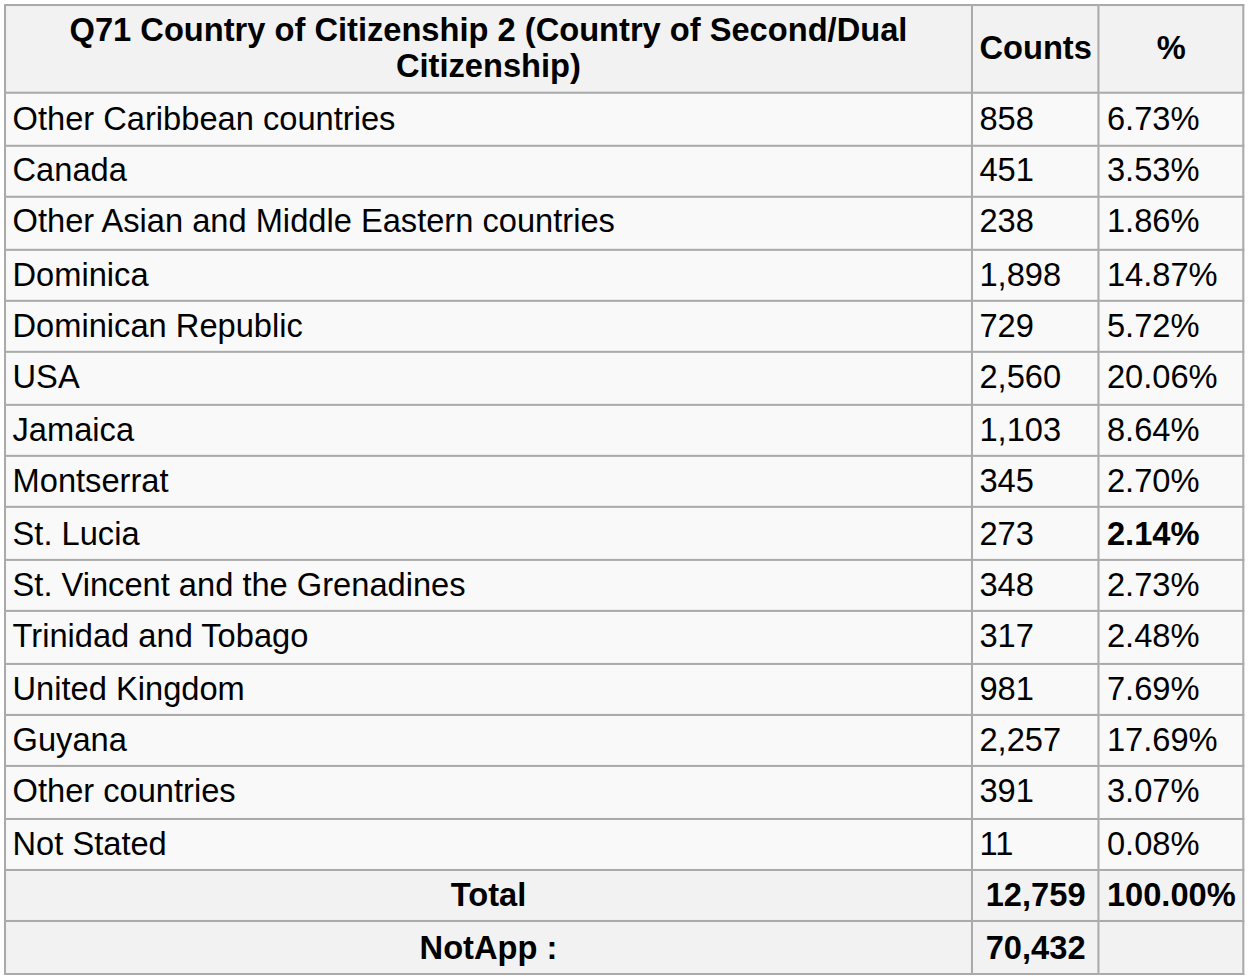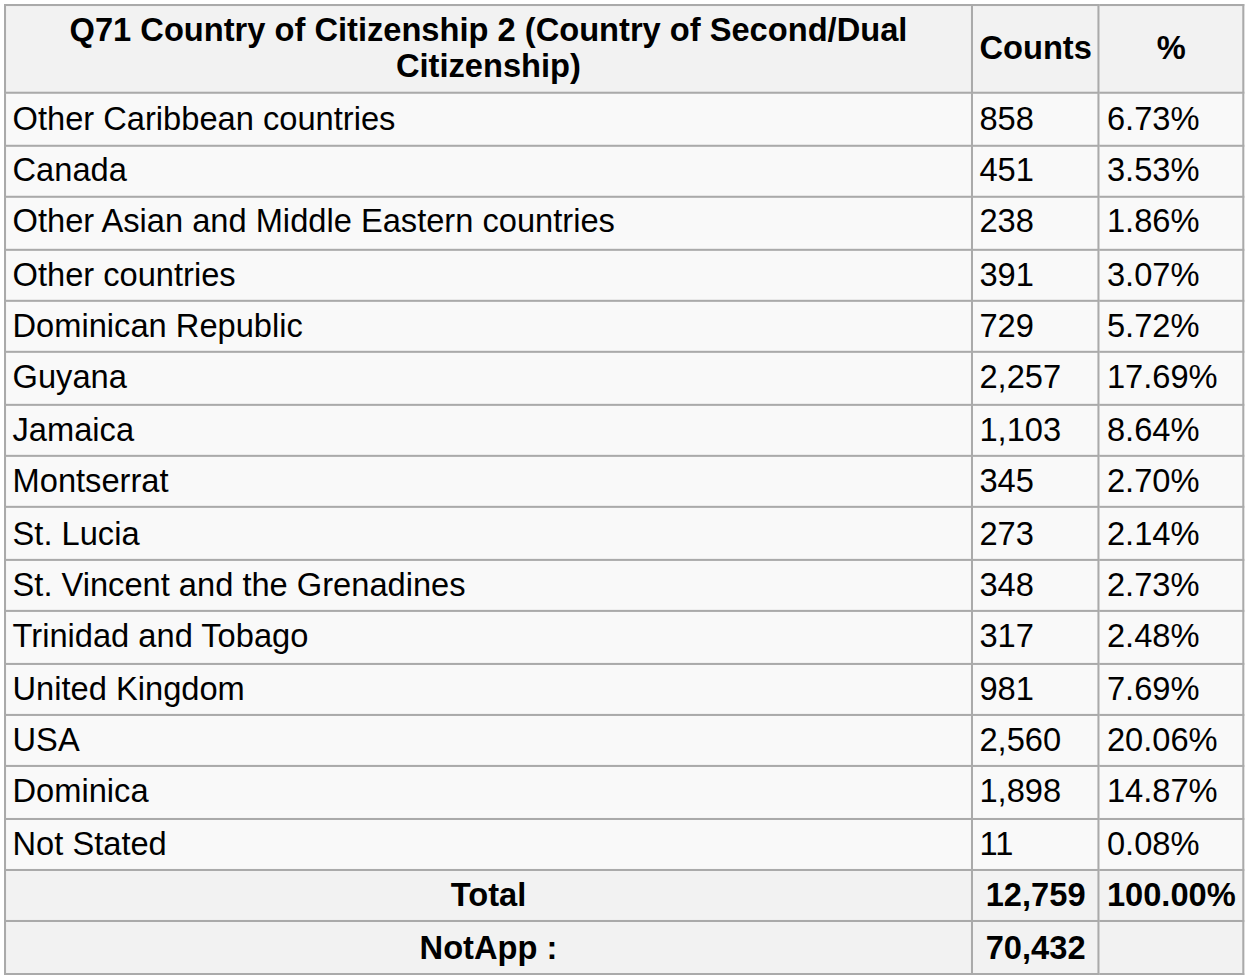rows swapped: (81, 274) <-> (124, 791)
rows swapped: (70, 740) <-> (46, 377)
(1153, 532) bold -> (1153, 532) normal
